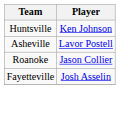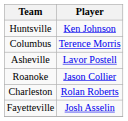+ row: (30, 44)
+ row: (30, 92)
